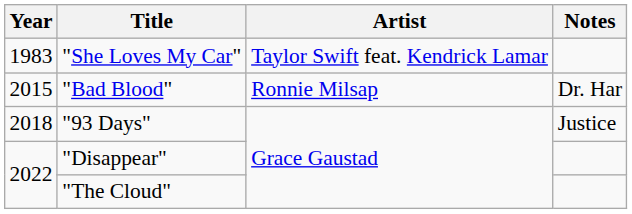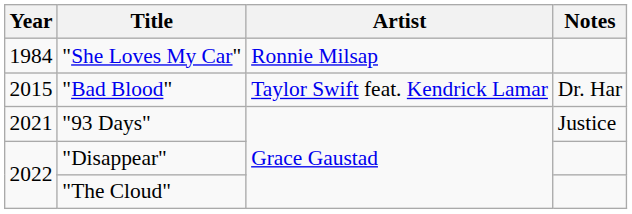(31, 55) 1983 -> (31, 55) 1984
(400, 55) Taylor Swift feat. Kendrick Lamar -> (315, 55) Ronnie Milsap
(315, 89) Ronnie Milsap -> (400, 89) Taylor Swift feat. Kendrick Lamar
(31, 123) 2018 -> (31, 123) 2021
